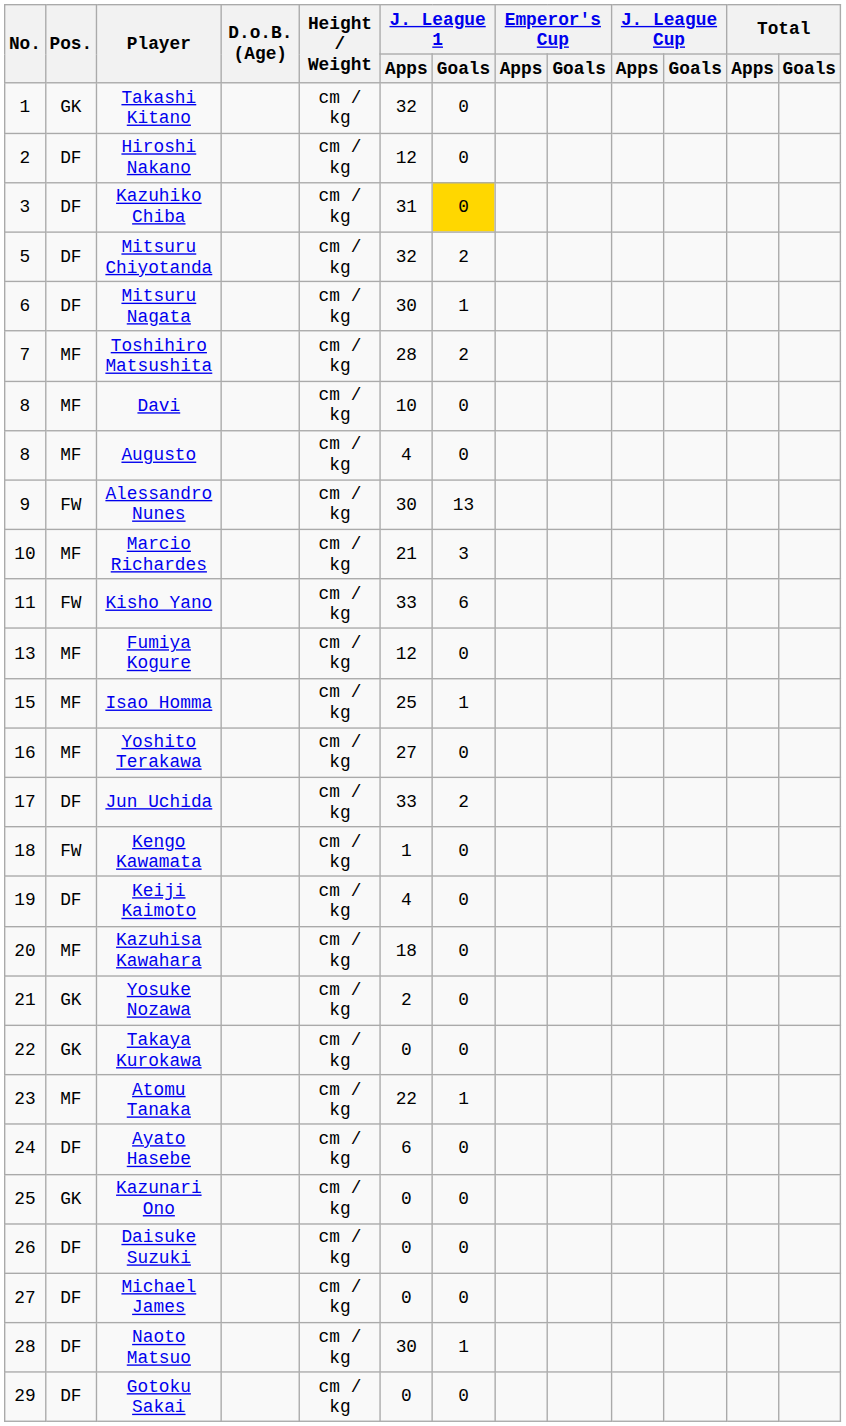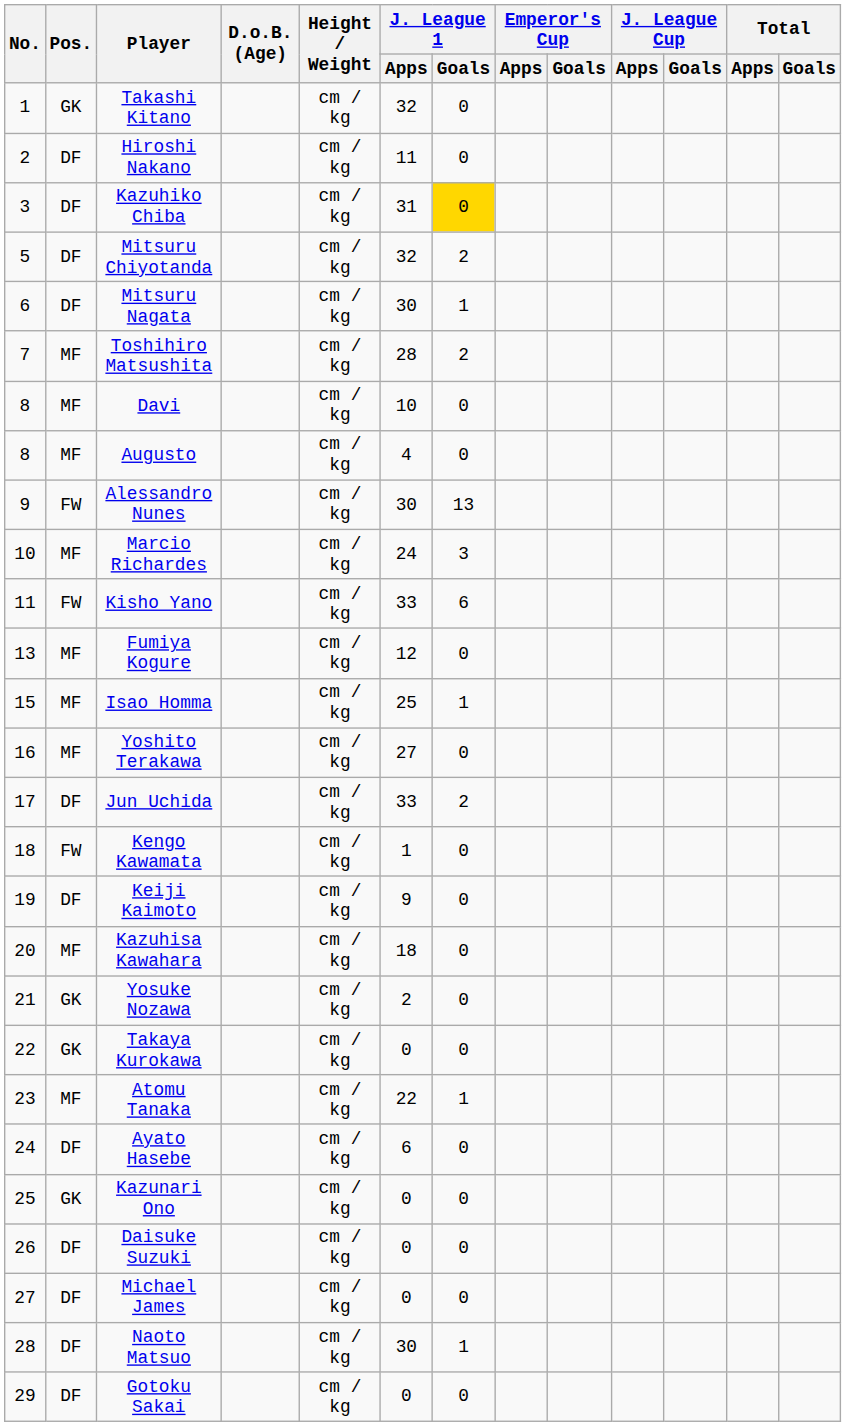(406, 158) 12 -> (406, 158) 11
(406, 554) 21 -> (406, 554) 24
(406, 901) 4 -> (406, 901) 9
